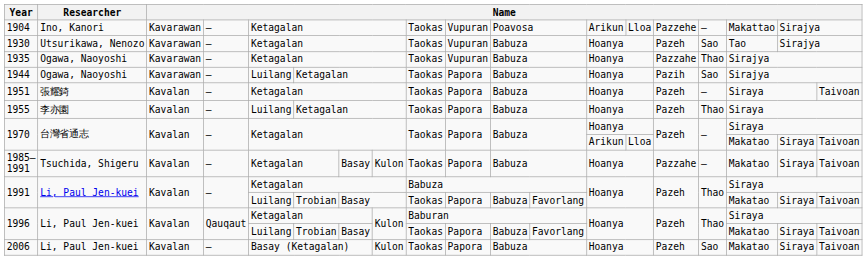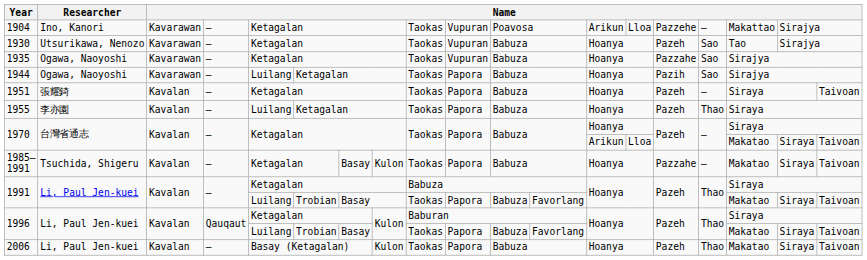(713, 59) Thao -> (710, 59) Sao
(710, 247) Sao -> (713, 247) Thao
